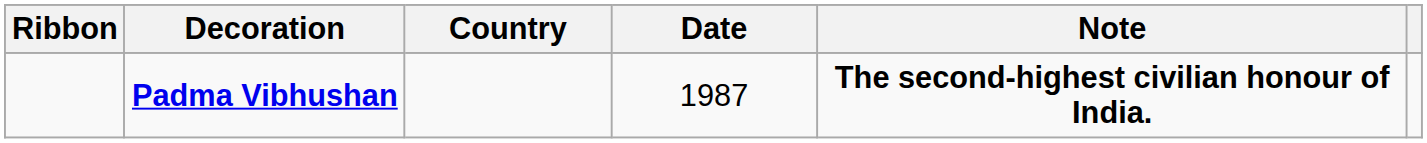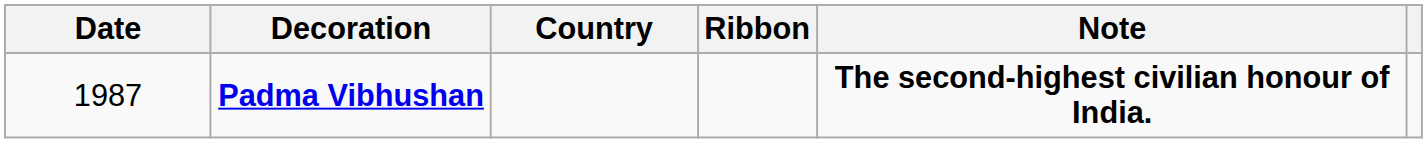columns swapped: (65, 28) <-> (714, 28)
